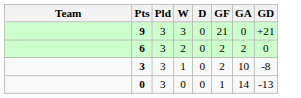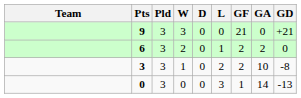+ column: (221, 13)
